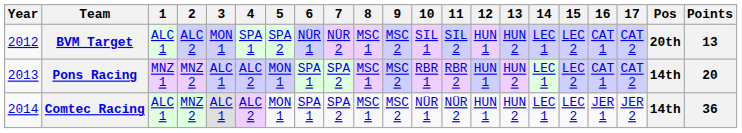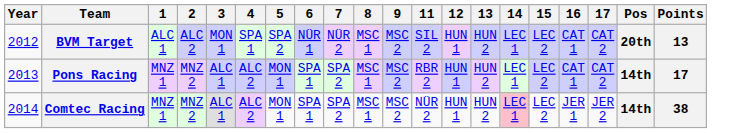- column: (427, 15)
(710, 76) 20 -> (681, 76) 17
(163, 110) ALC 1 -> (163, 110) MNZ 1
(544, 110) no background -> (515, 110) pink background
(710, 110) 36 -> (681, 110) 38
